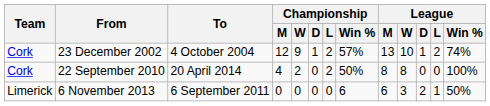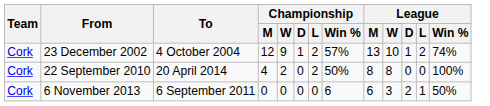(30, 91) Limerick -> (20, 91) Cork
